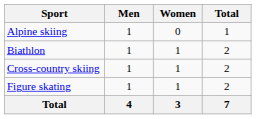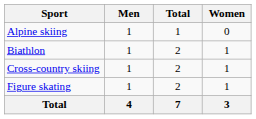columns swapped: (178, 13) <-> (227, 13)
